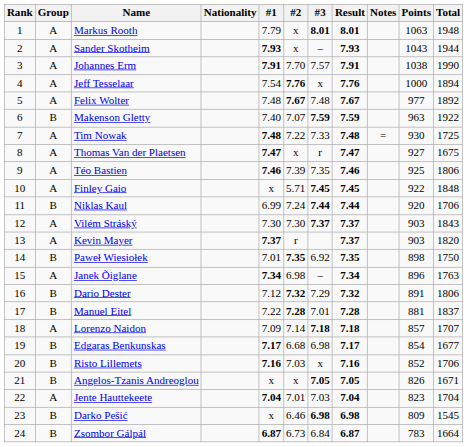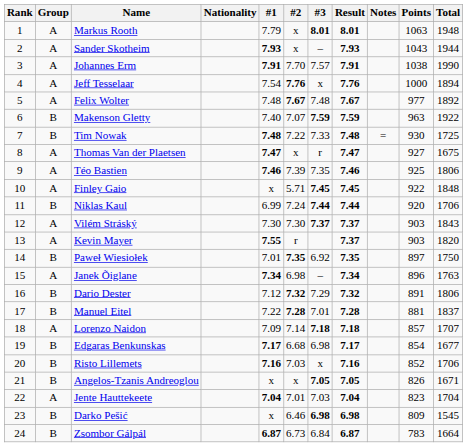(53, 135) A -> (53, 135) B
(271, 240) 7.37 -> (271, 240) 7.55
(416, 258) 898 -> (416, 258) 897
